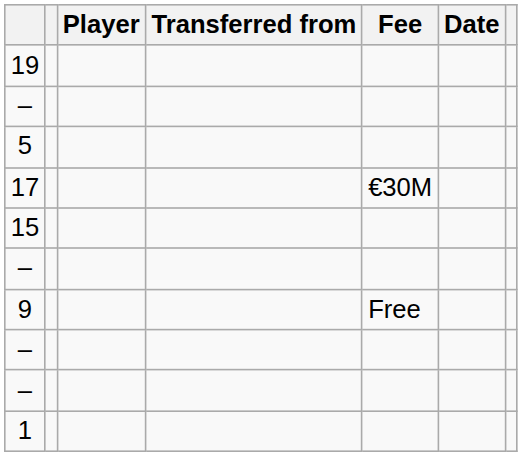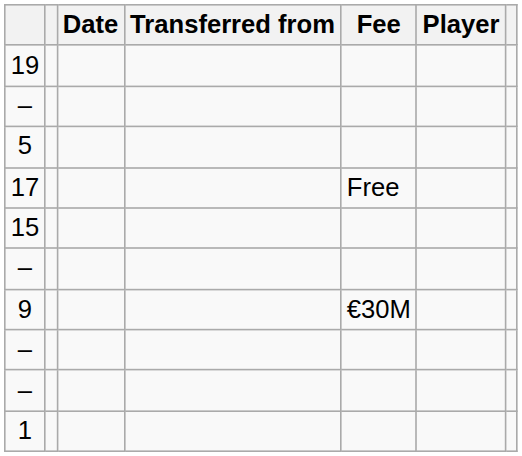columns swapped: (101, 24) <-> (472, 24)
(400, 187) €30M -> (373, 187) Free
(394, 308) Free -> (379, 308) €30M
